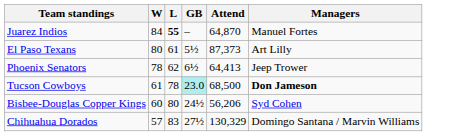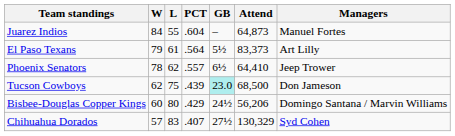+ column: (196, 13)
(173, 31) bold -> (173, 31) normal
(225, 31) 64,870 -> (253, 31) 64,873
(157, 49) 80 -> (157, 49) 79
(225, 49) 87,373 -> (253, 49) 83,373
(225, 67) 64,413 -> (253, 67) 64,410
(157, 85) 61 -> (157, 85) 62
(173, 85) 78 -> (173, 85) 75
(284, 85) bold -> (310, 85) normal
(277, 103) Syd Cohen -> (363, 103) Domingo Santana / Marvin Williams
(335, 121) Domingo Santana / Marvin Williams -> (305, 121) Syd Cohen
